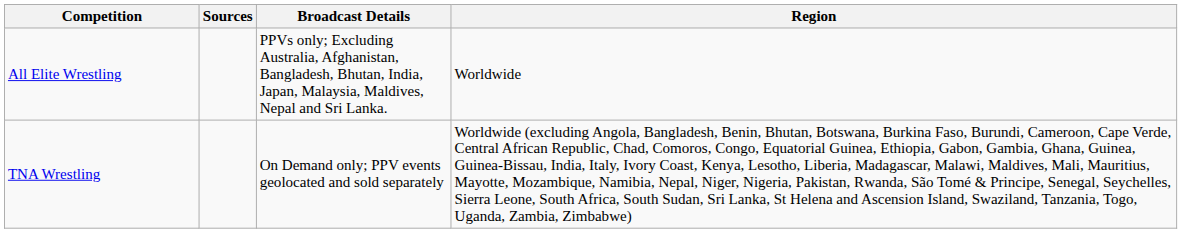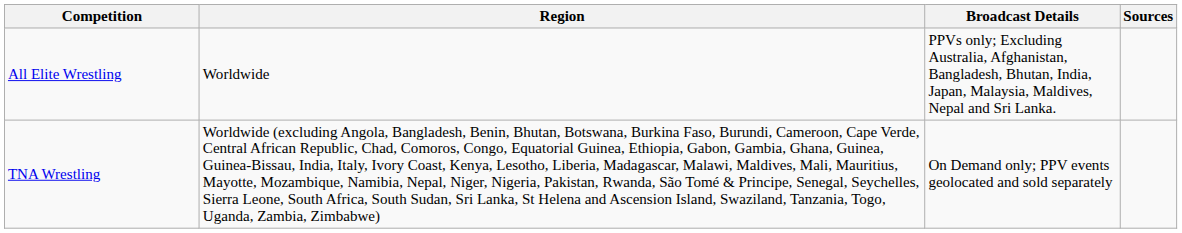columns swapped: (814, 16) <-> (228, 16)
